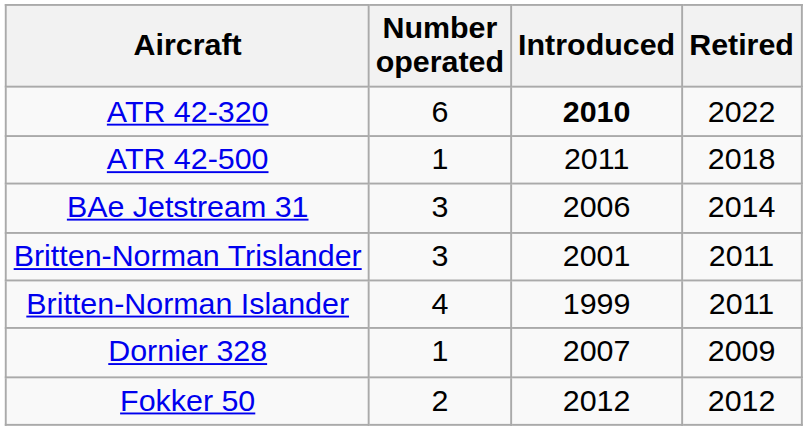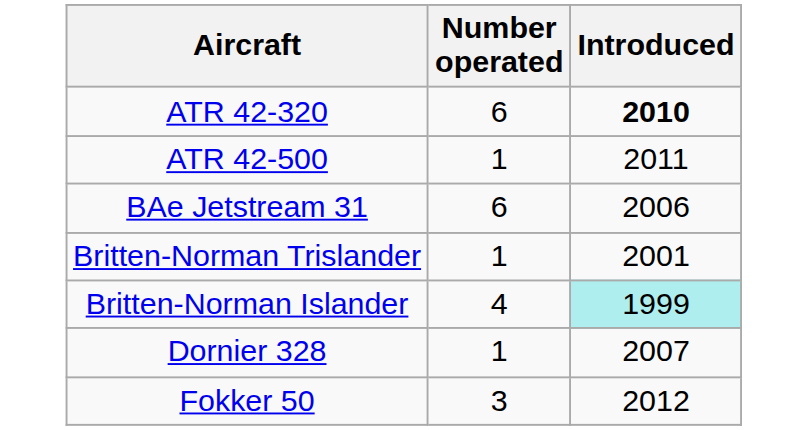- column: (742, 45)
(440, 207) 3 -> (499, 207) 6
(440, 255) 3 -> (499, 255) 1
(597, 303) no background -> (656, 303) paleturquoise background
(440, 400) 2 -> (499, 400) 3
